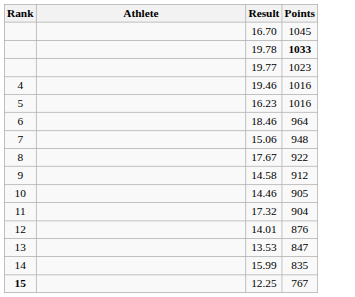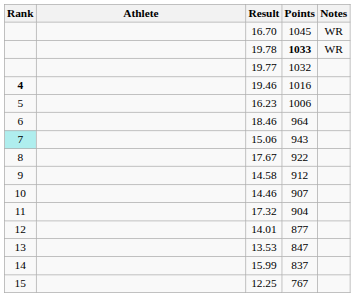+ column: (334, 13)
(300, 67) 1023 -> (300, 67) 1032
(20, 85) normal -> (20, 85) bold
(300, 103) 1016 -> (300, 103) 1006
(20, 139) no background -> (20, 139) paleturquoise background
(300, 139) 948 -> (300, 139) 943
(300, 193) 905 -> (300, 193) 907
(300, 229) 876 -> (300, 229) 877
(300, 265) 835 -> (300, 265) 837
(20, 283) bold -> (20, 283) normal
